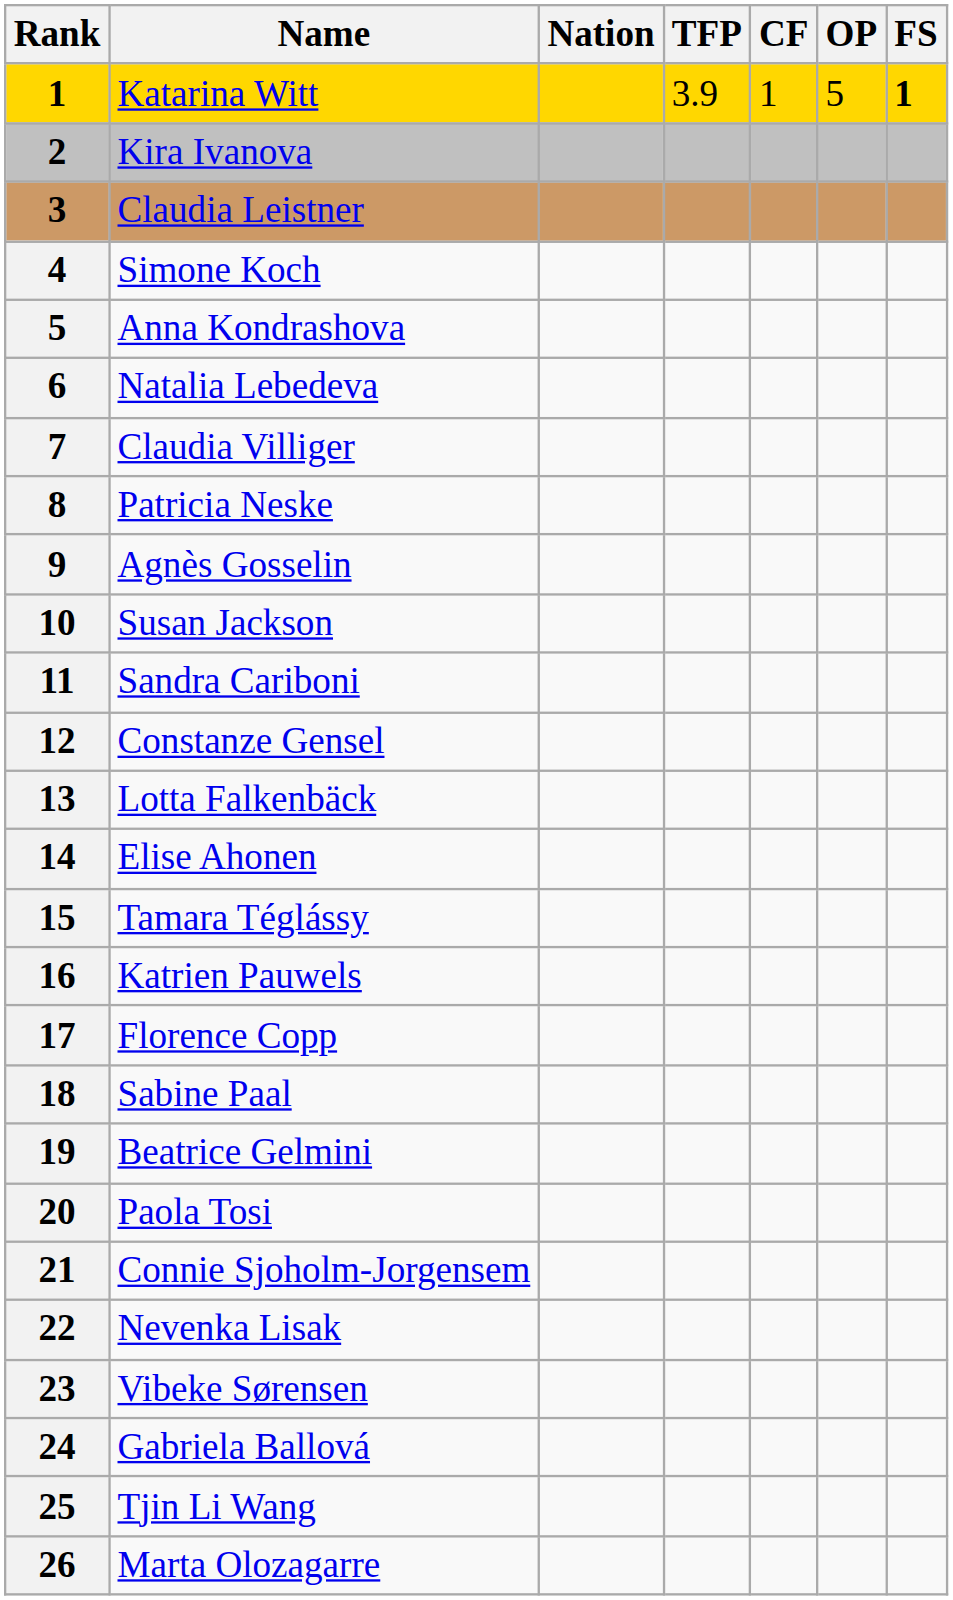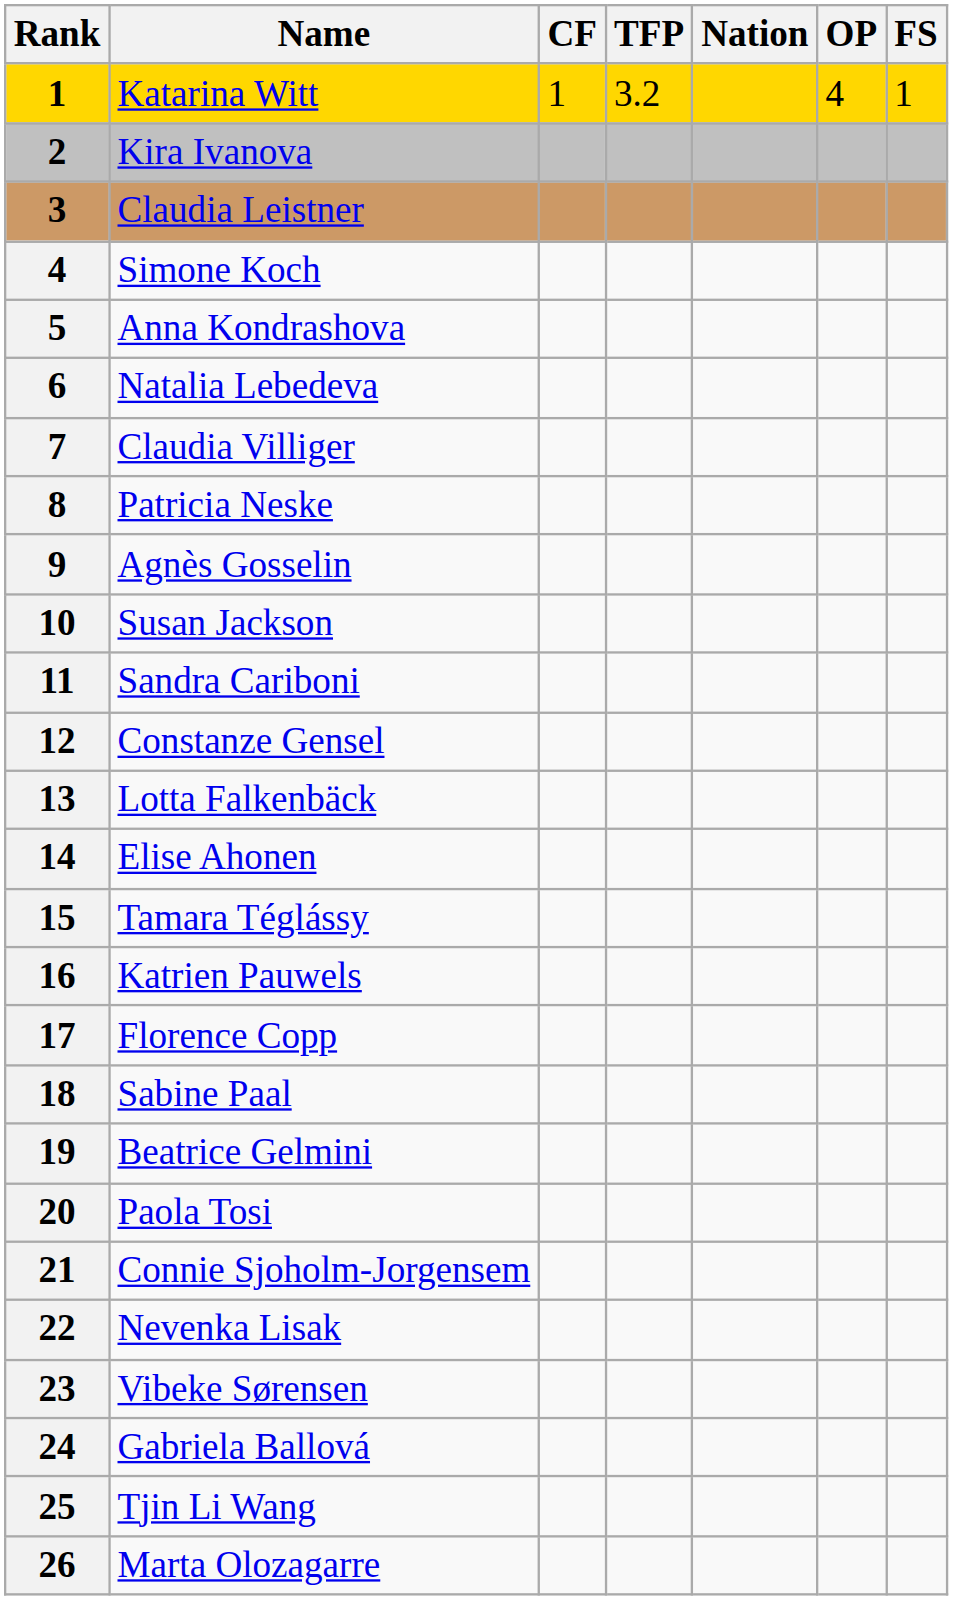columns swapped: (601, 33) <-> (784, 33)
(695, 92) 3.9 -> (637, 92) 3.2
(835, 92) 5 -> (835, 92) 4
(904, 92) bold -> (904, 92) normal
